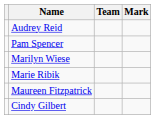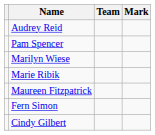+ row: (34, 106)
